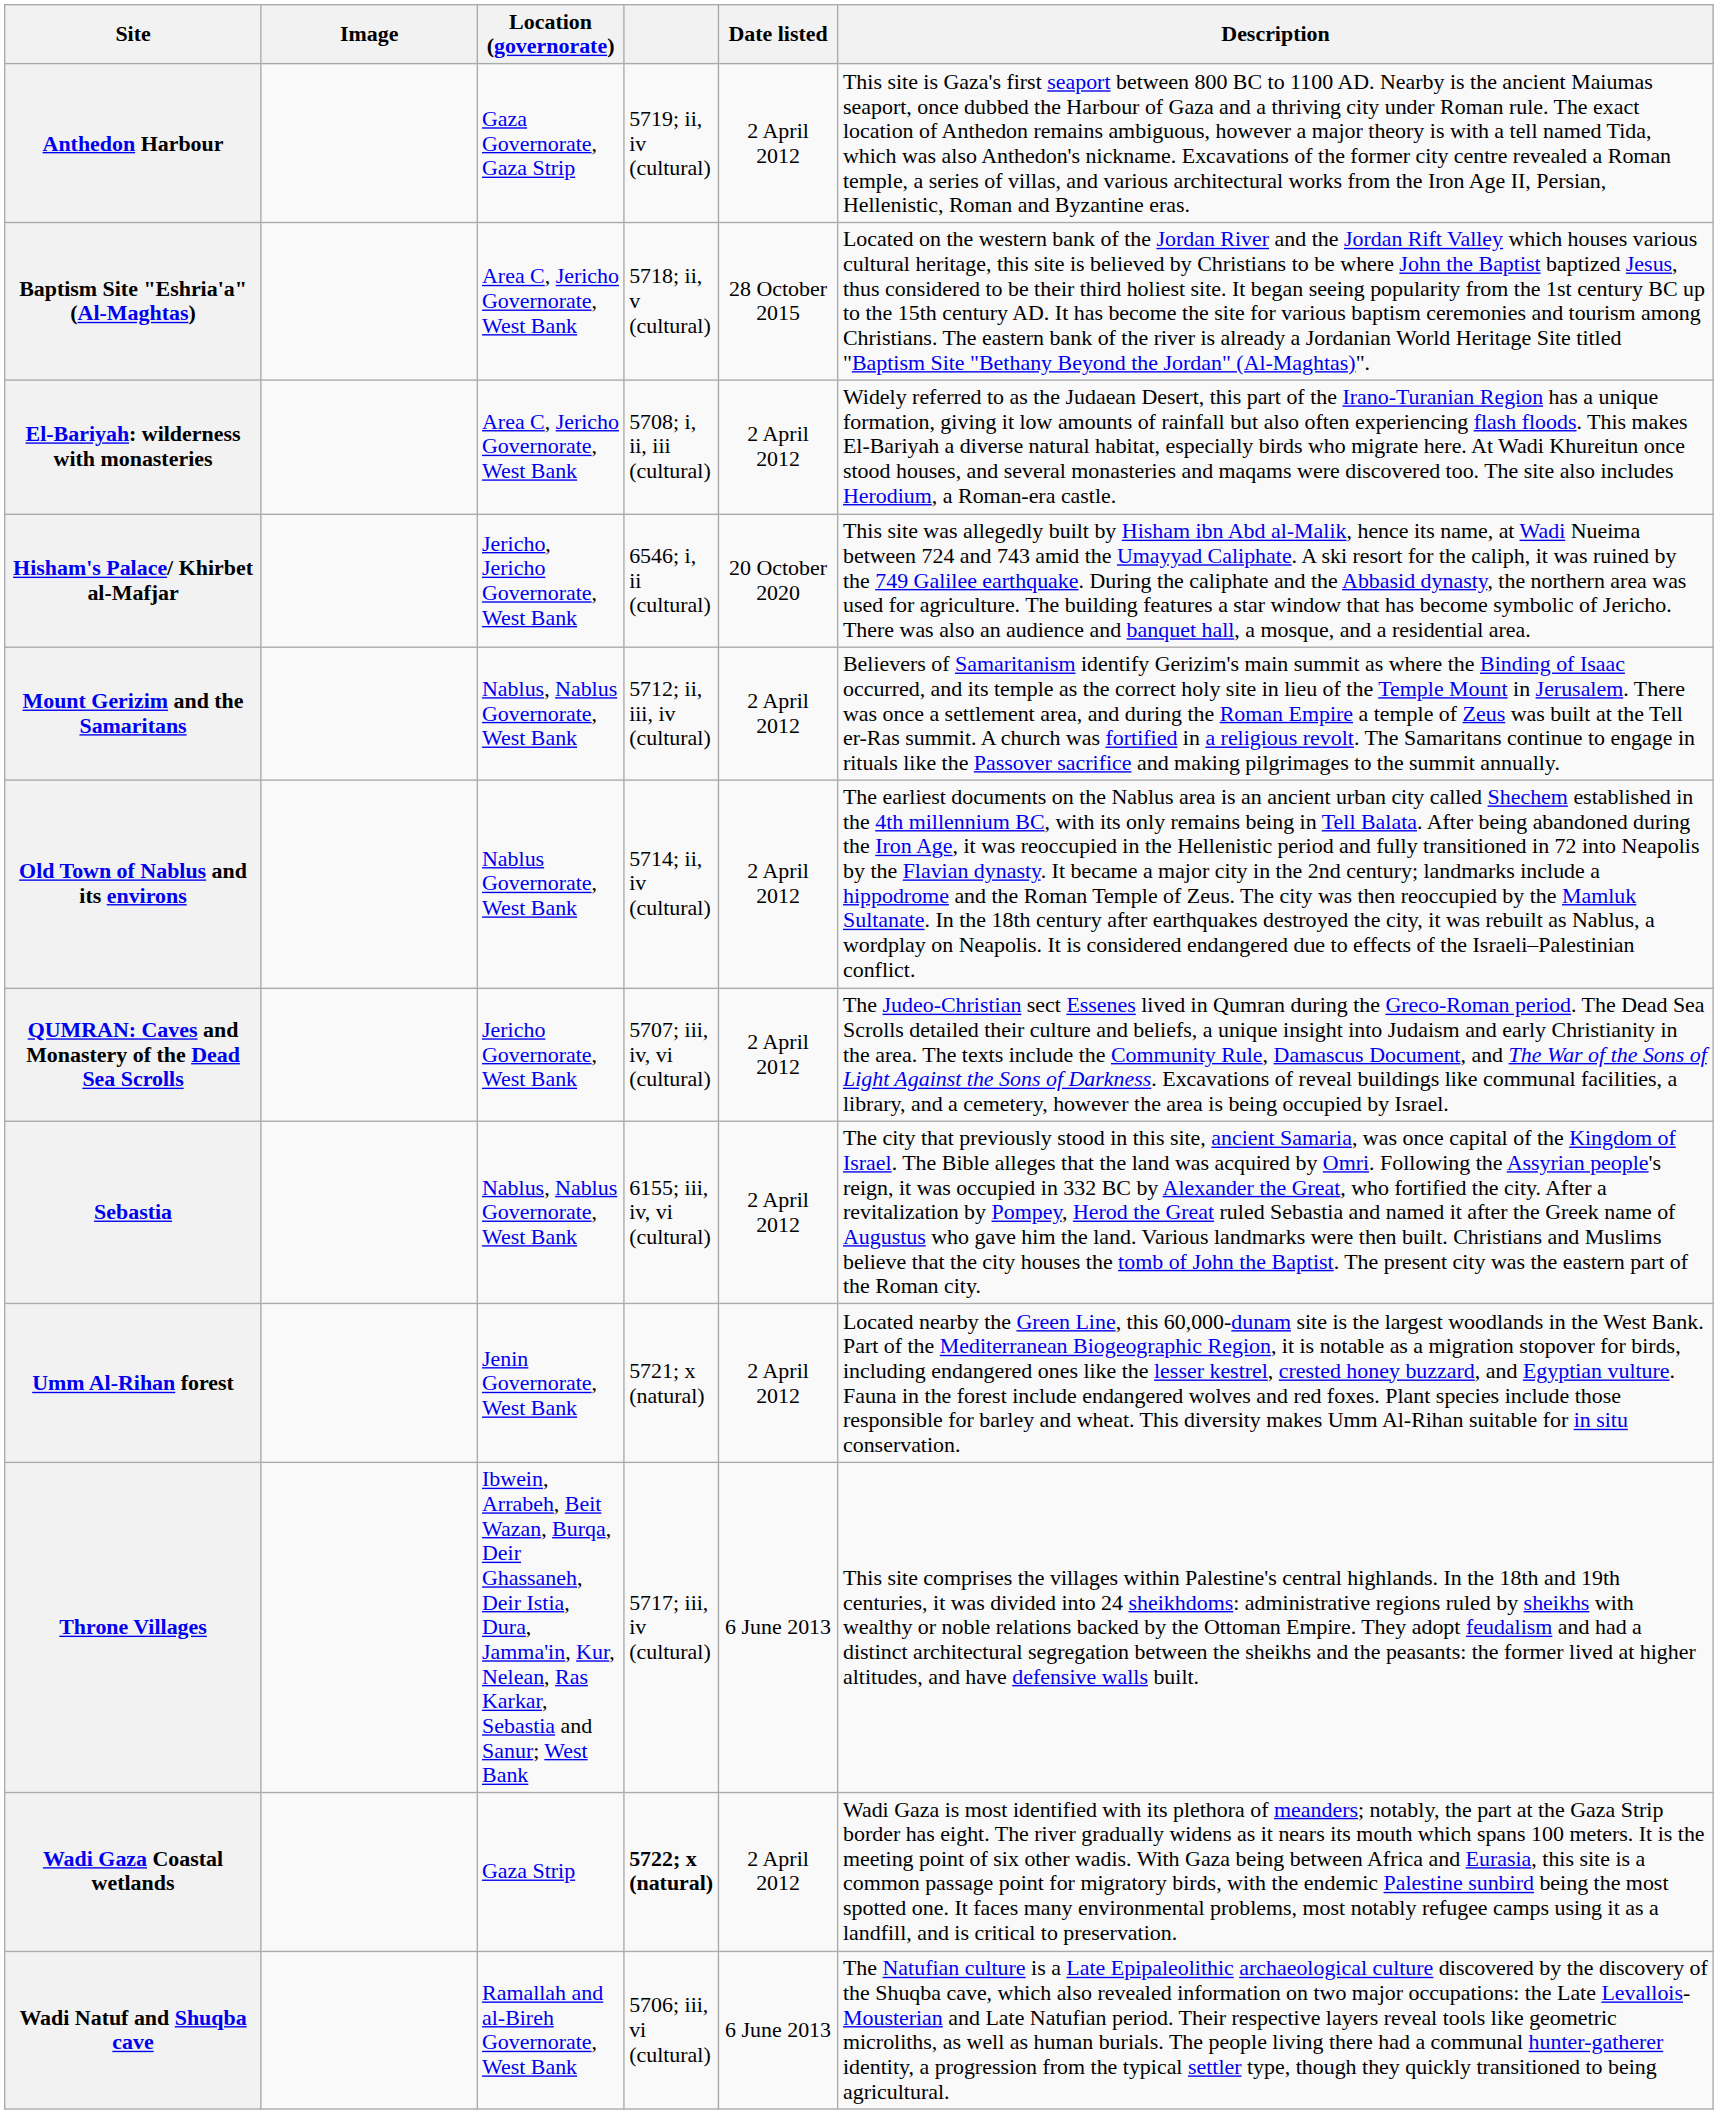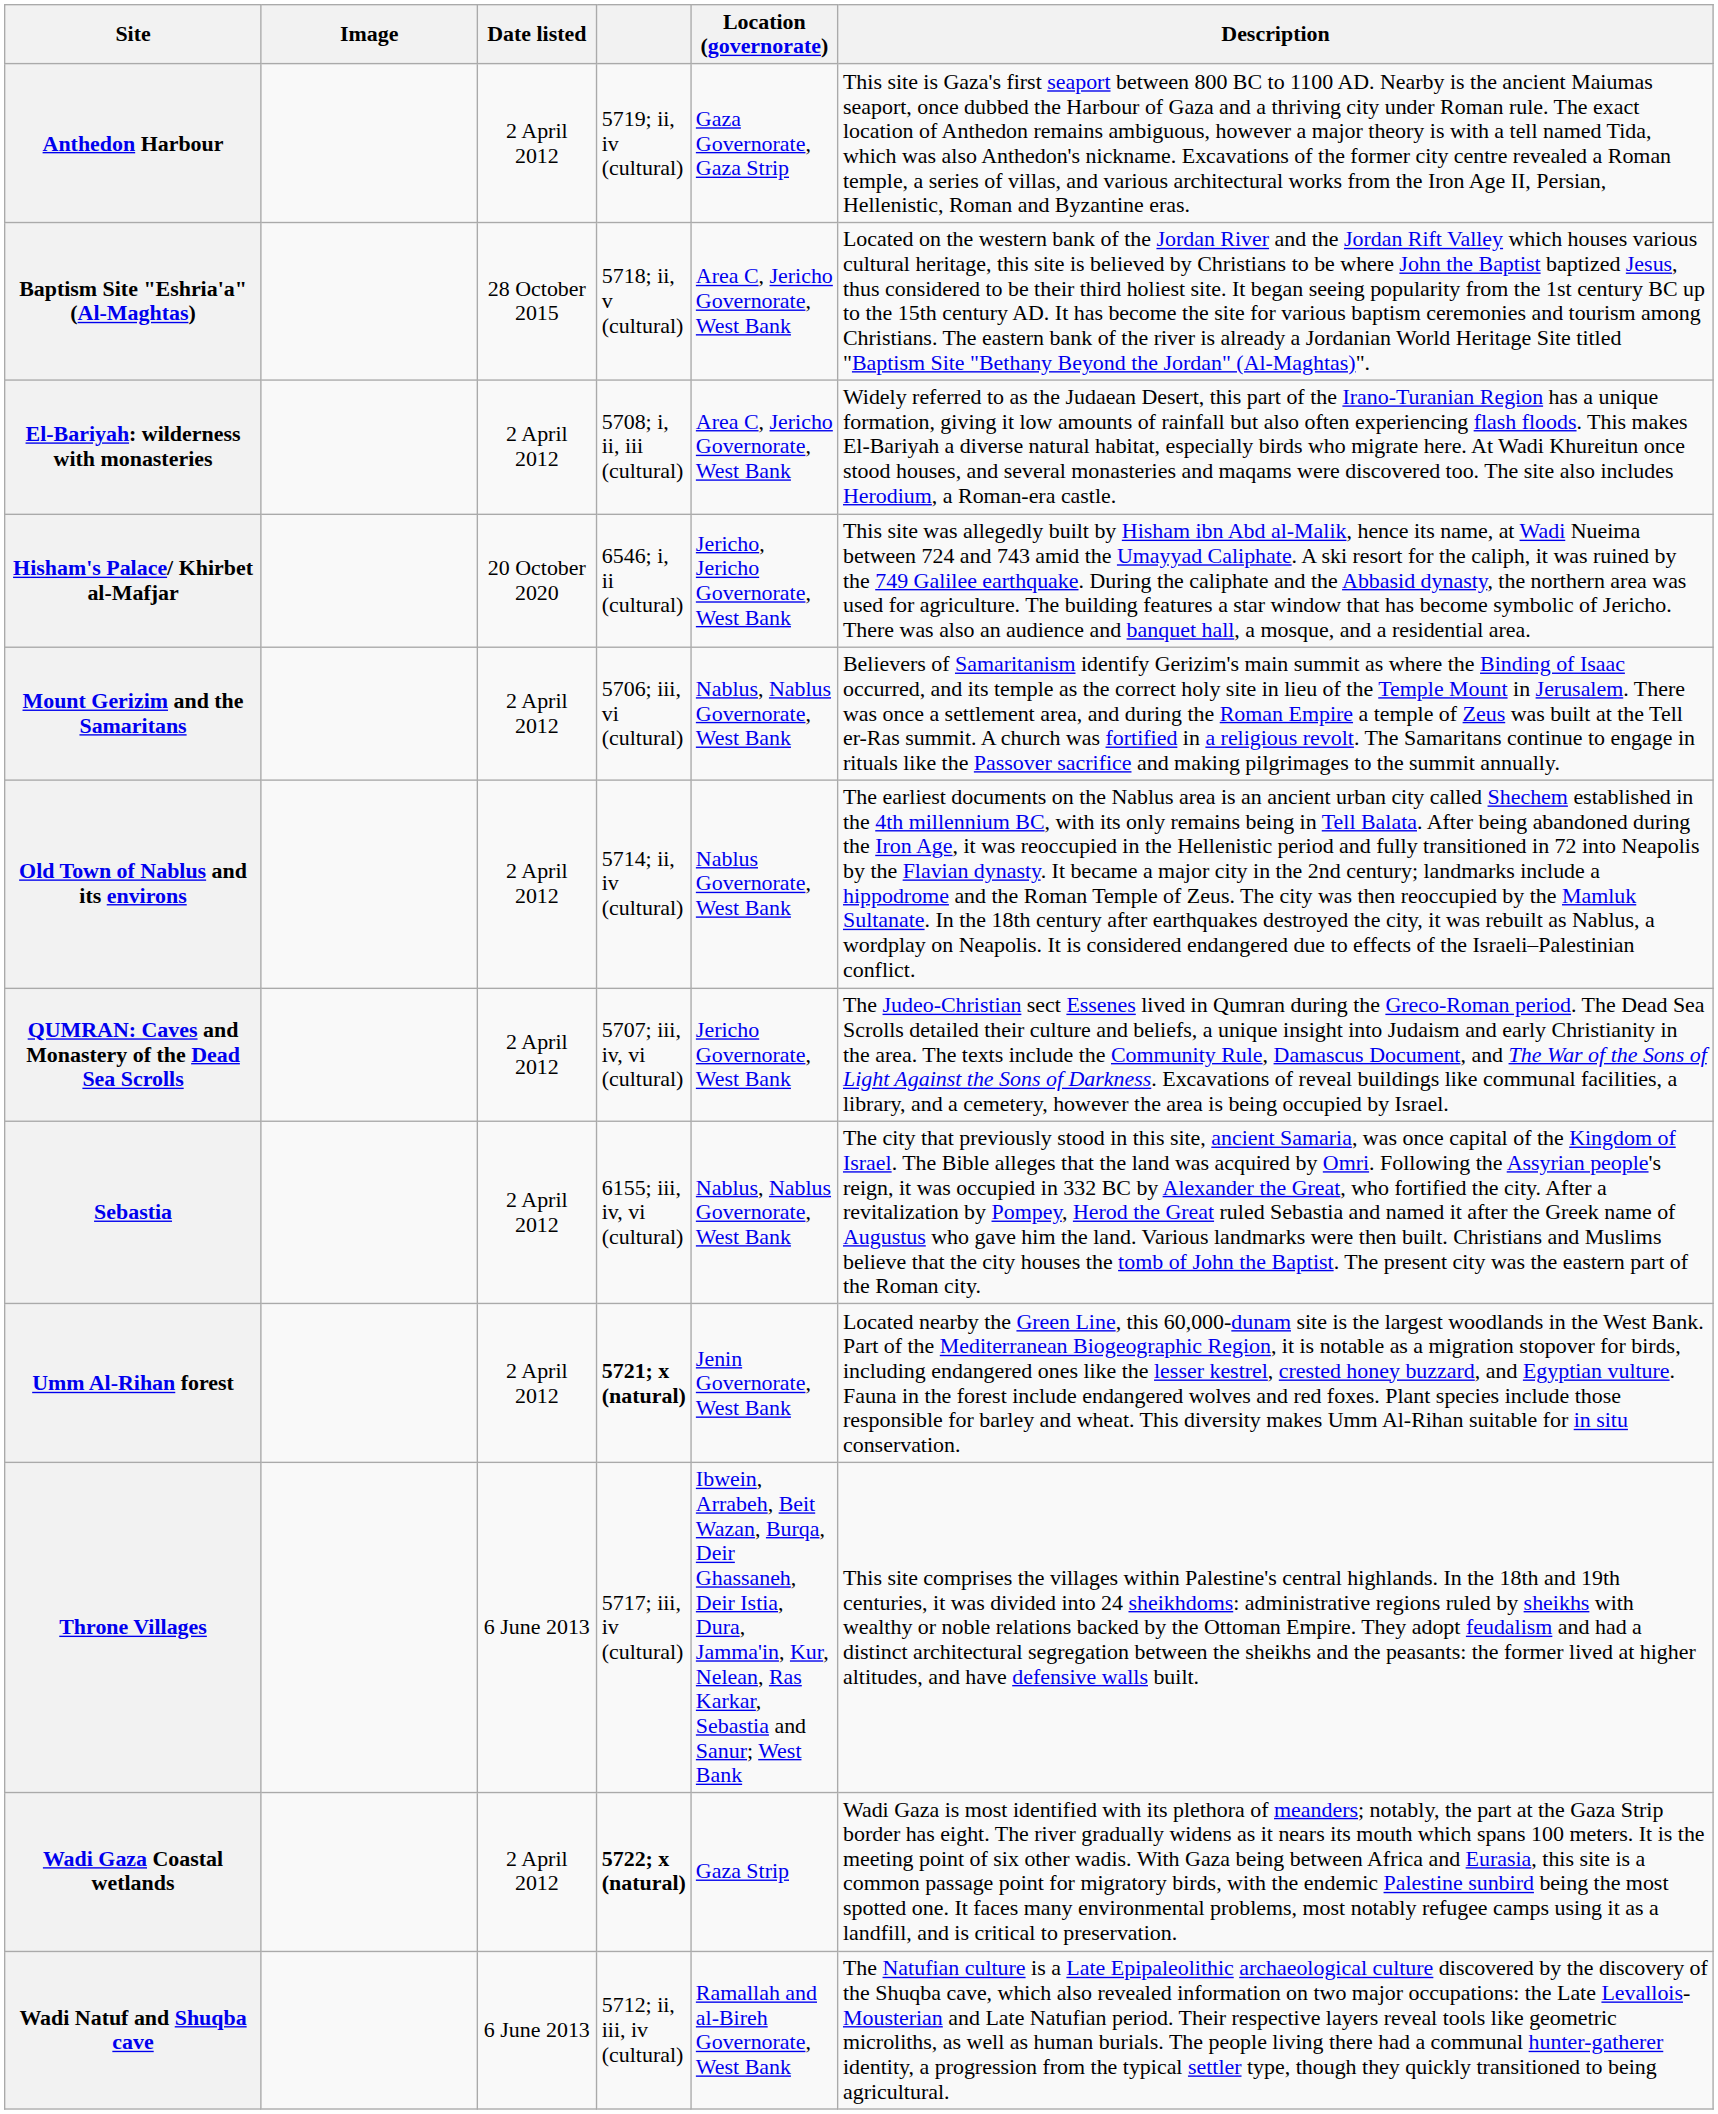columns swapped: (551, 34) <-> (778, 34)
(670, 713) 5712; ii, iii, iv (cultural) -> (643, 713) 5706; iii, vi (cultural)
(667, 1382) normal -> (644, 1382) bold
(670, 2029) 5706; iii, vi (cultural) -> (643, 2029) 5712; ii, iii, iv (cultural)
